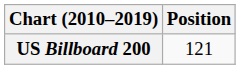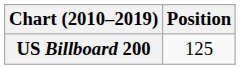(199, 49) 121 -> (199, 49) 125
